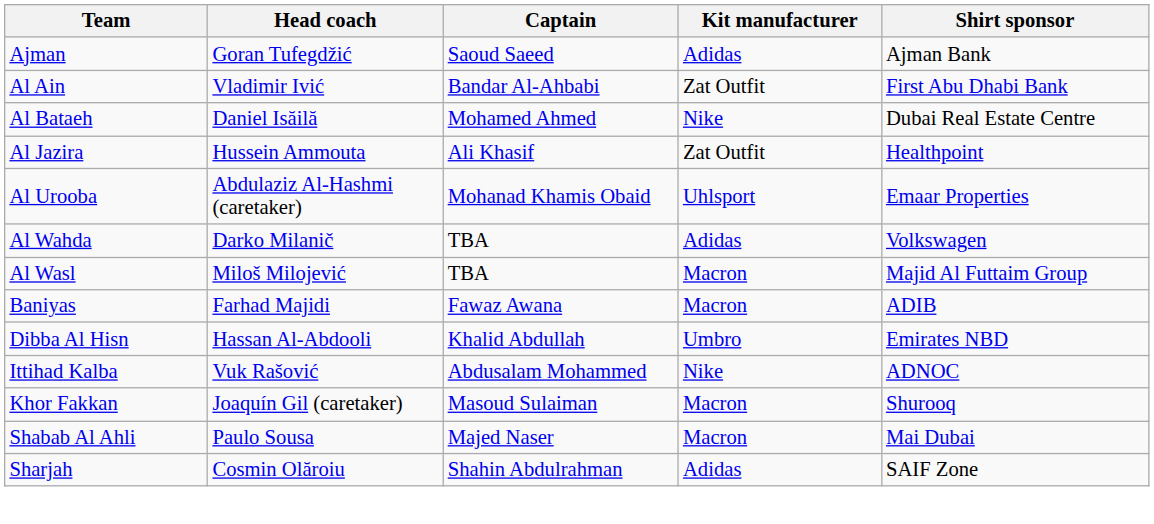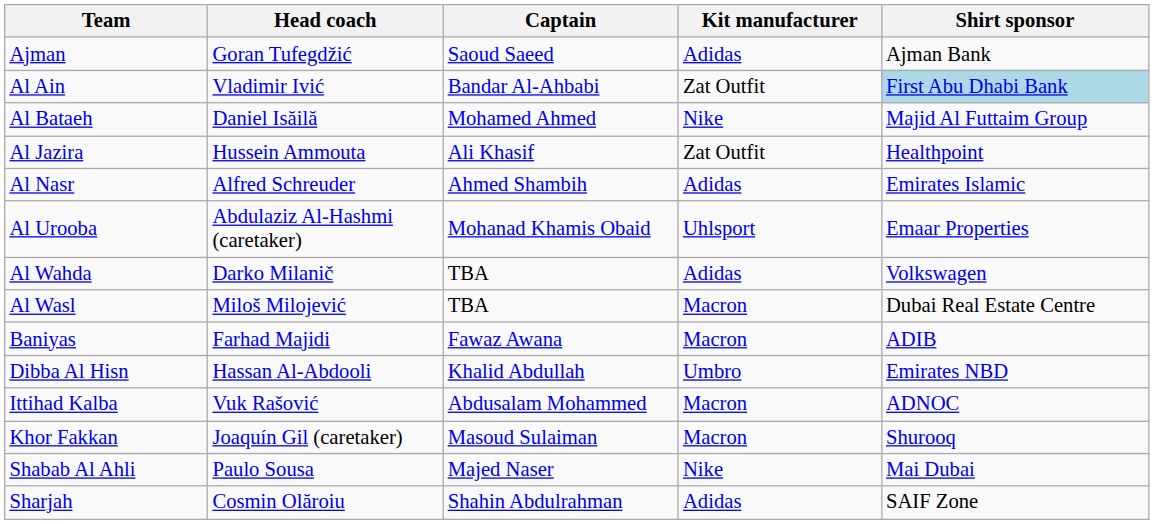(977, 86) no background -> (977, 86) lightblue background
(991, 119) Dubai Real Estate Centre -> (987, 119) Majid Al Futtaim Group
+ row: (42, 184)
(987, 273) Majid Al Futtaim Group -> (991, 305) Dubai Real Estate Centre
(703, 371) Nike -> (715, 404) Macron
(715, 436) Macron -> (703, 469) Nike
